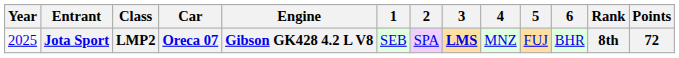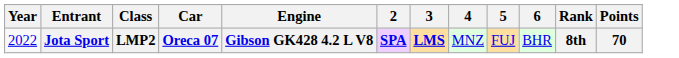- column: (393, 16)
(23, 40) 2025 -> (23, 40) 2022
(426, 40) normal -> (393, 40) bold
(652, 40) 72 -> (619, 40) 70
